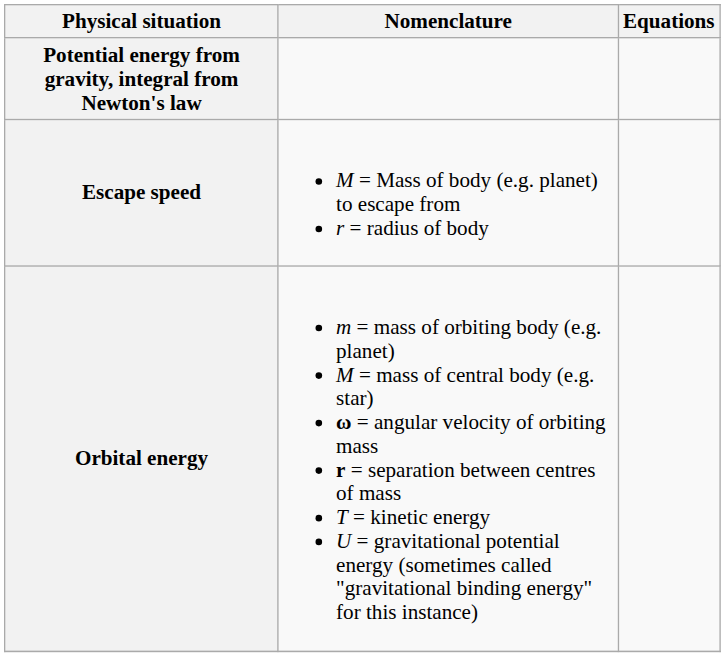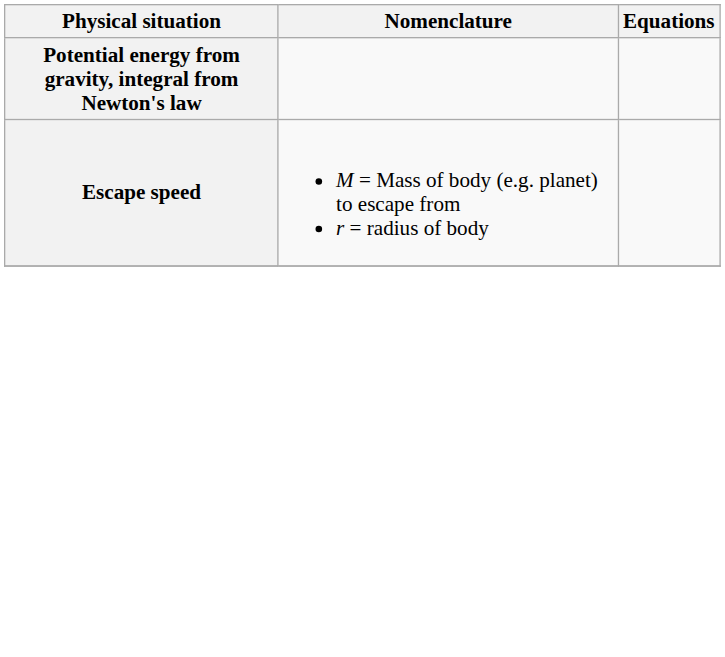- row: (142, 458)
